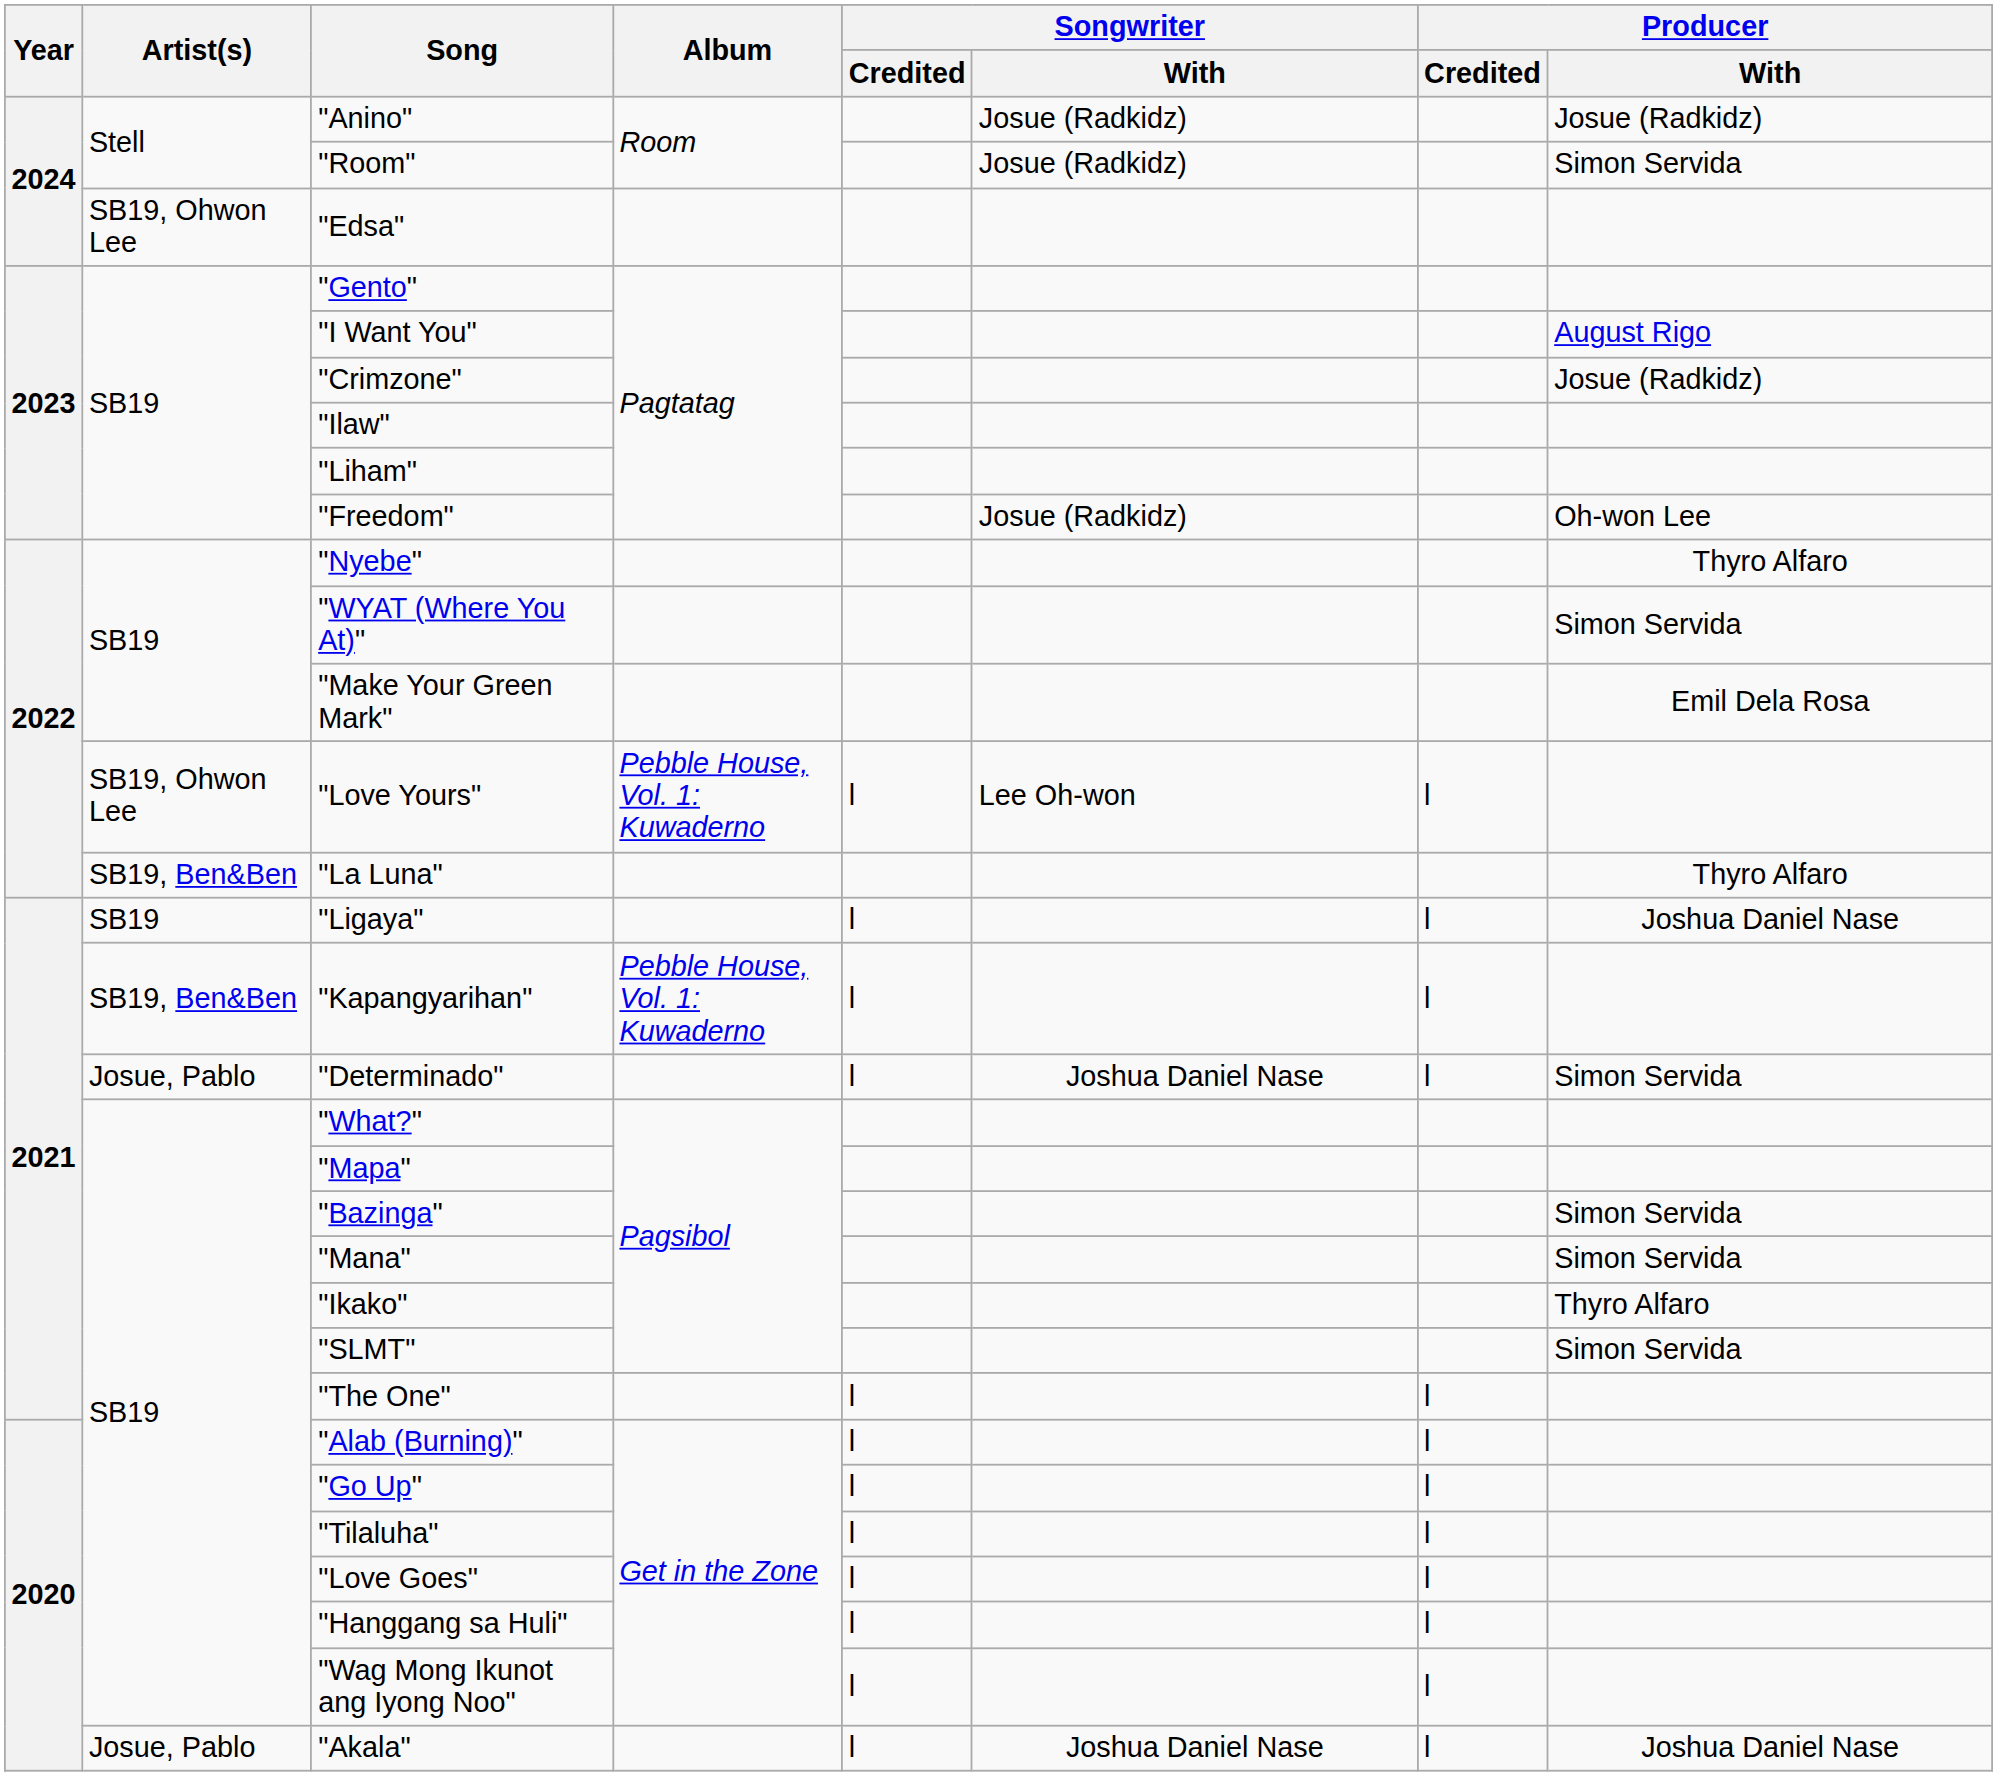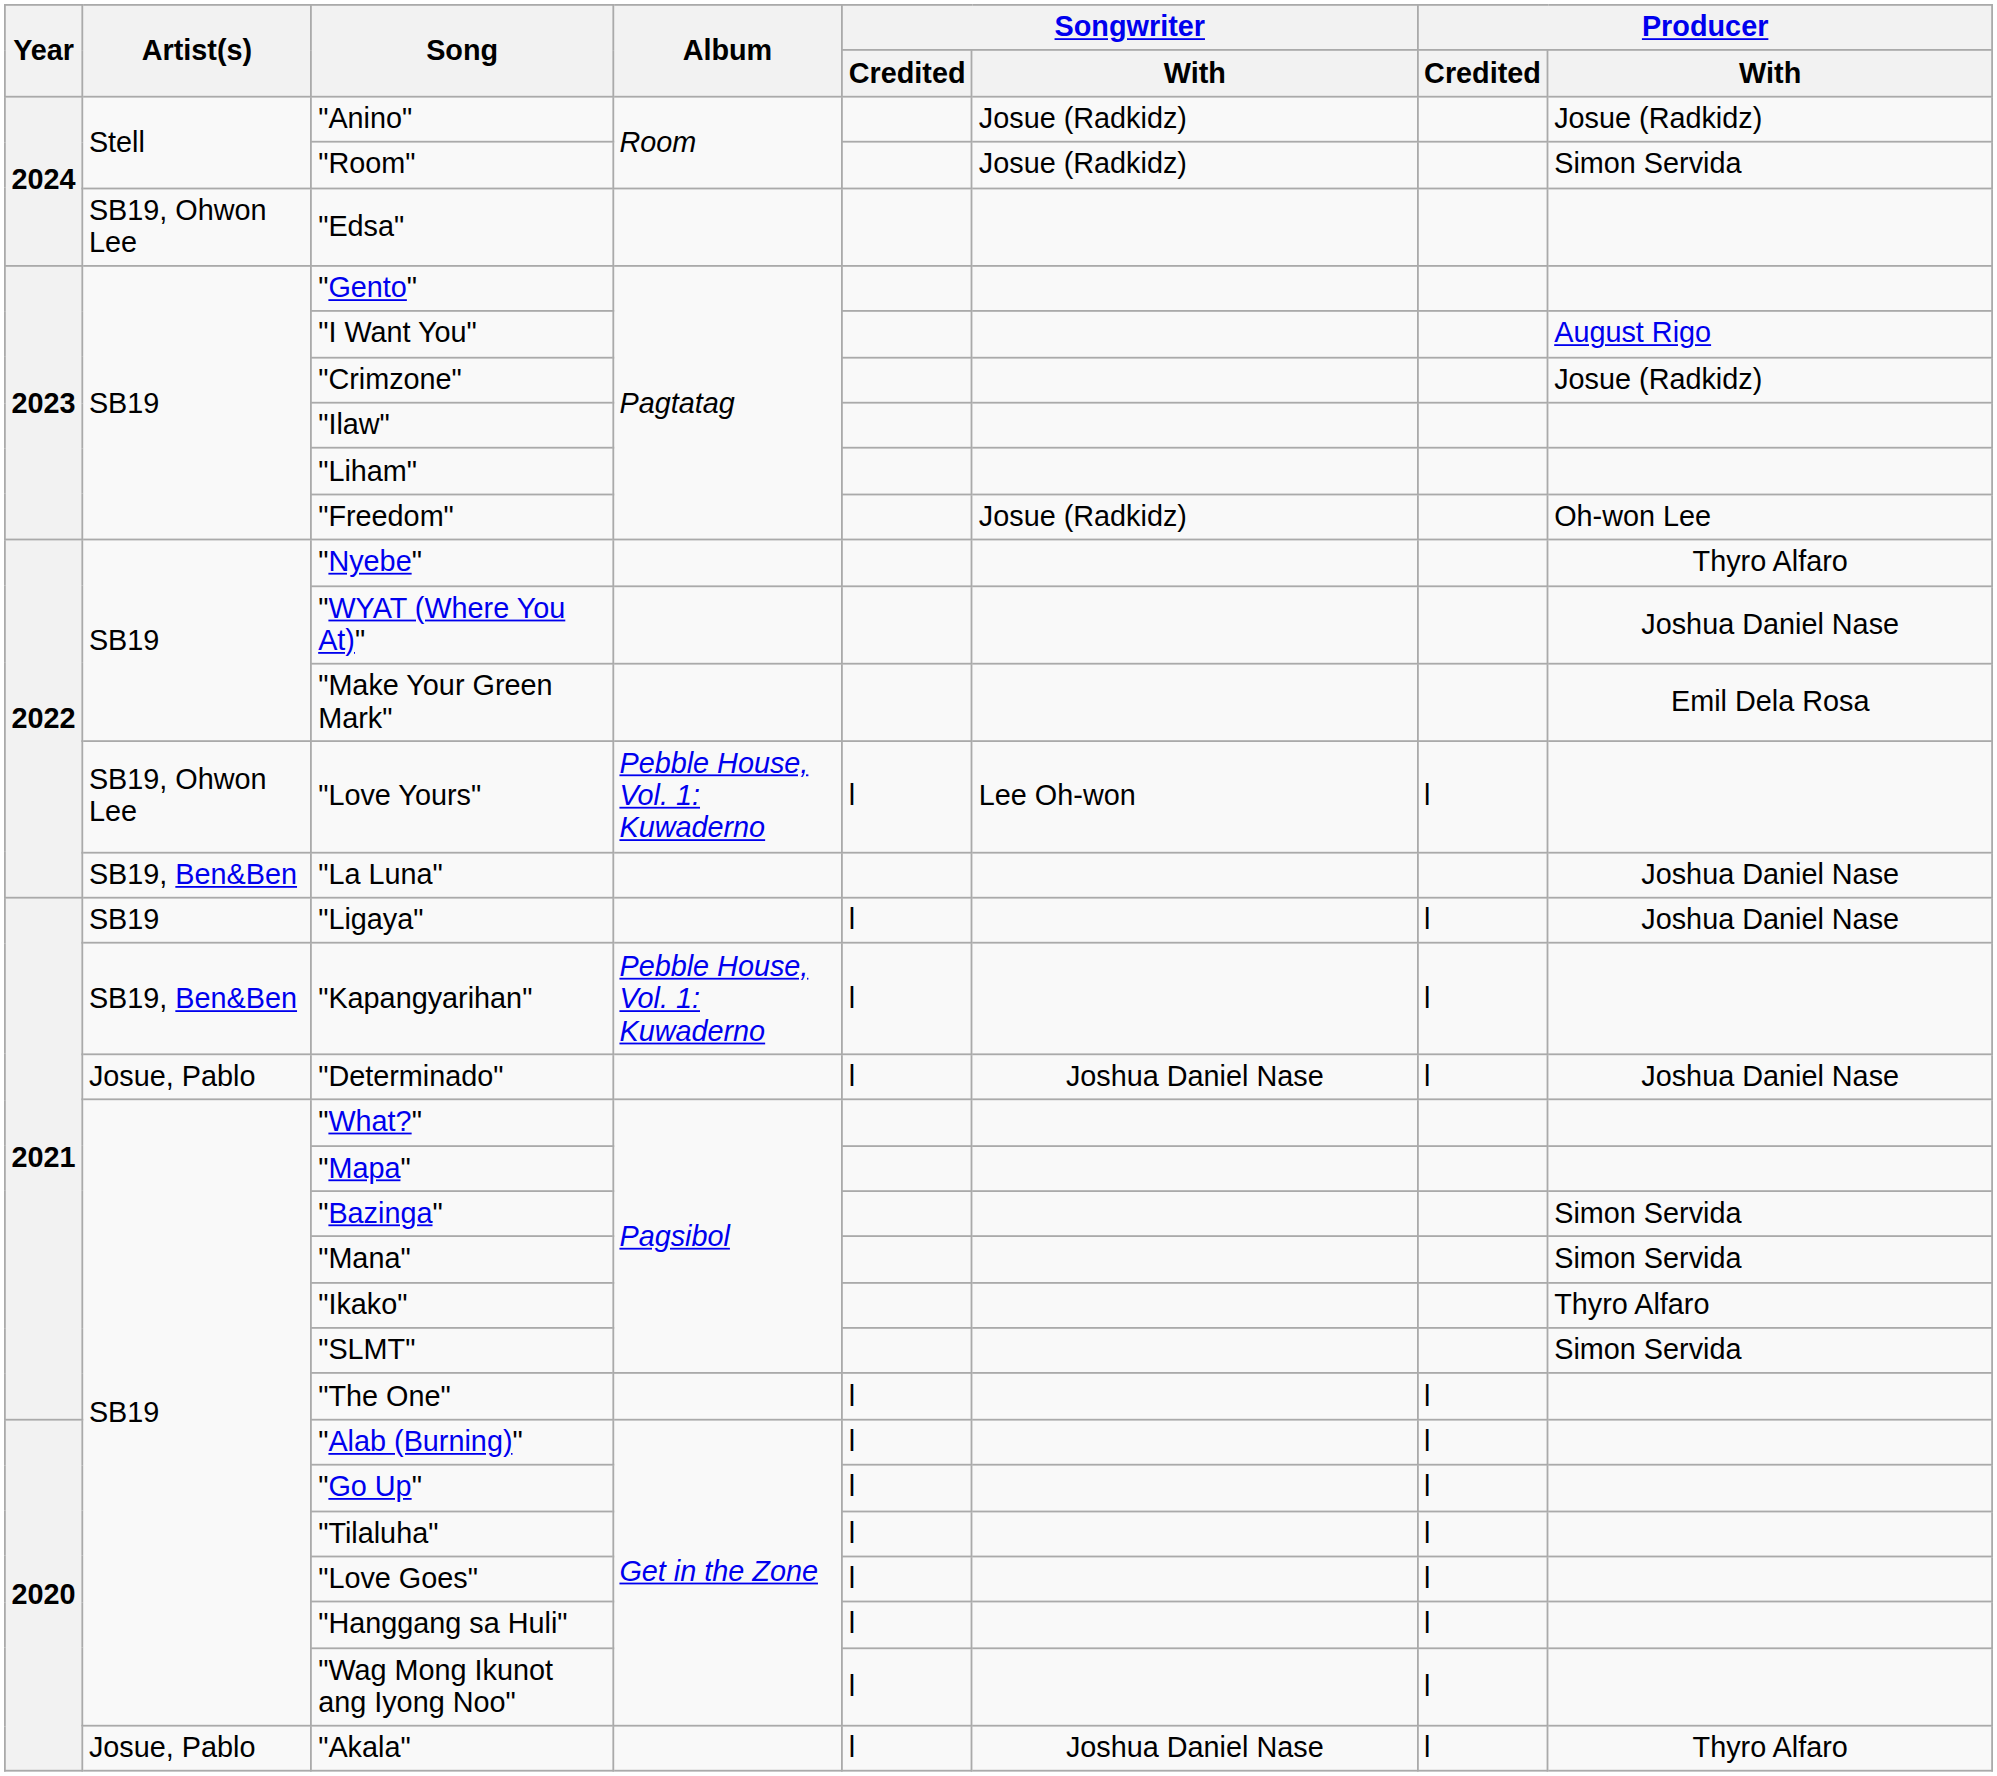(1648, 624) Simon Servida -> (1770, 624) Joshua Daniel Nase
(1770, 874) Thyro Alfaro -> (1770, 874) Joshua Daniel Nase
(1648, 1076) Simon Servida -> (1770, 1076) Joshua Daniel Nase
(1770, 1748) Joshua Daniel Nase -> (1770, 1748) Thyro Alfaro
